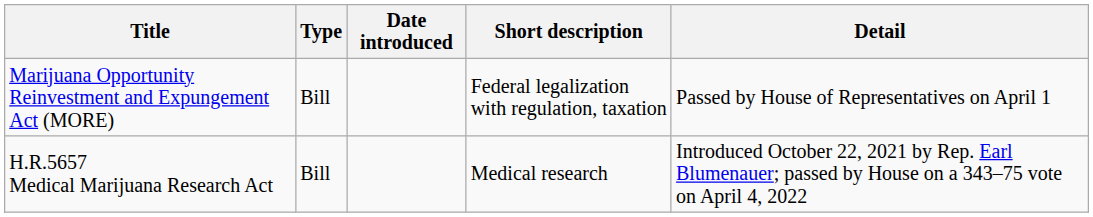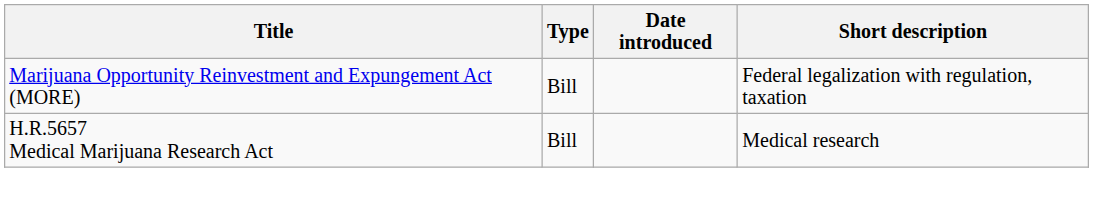- column: (880, 31)
